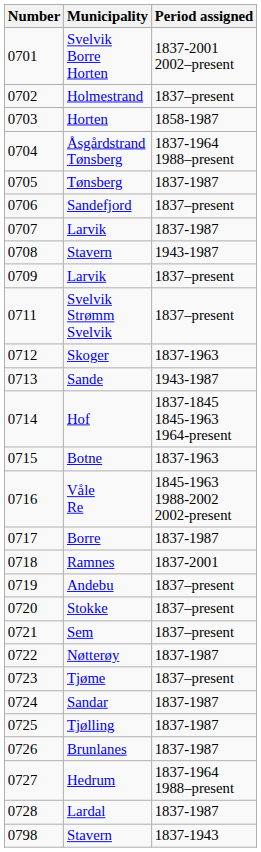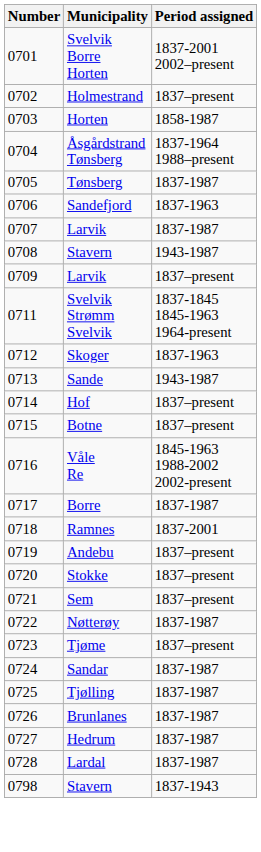(194, 205) 1837–present -> (187, 205) 1837-1963
(194, 315) 1837–present -> (193, 315) 1837-1845 1845-1963 1964-present
(193, 419) 1837-1845 1845-1963 1964-present -> (194, 402) 1837–present
(187, 458) 1837-1963 -> (194, 425) 1837–present
(194, 780) 1837-1964 1988–present -> (187, 739) 1837-1987
